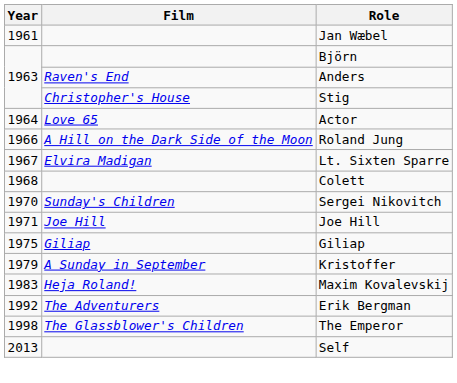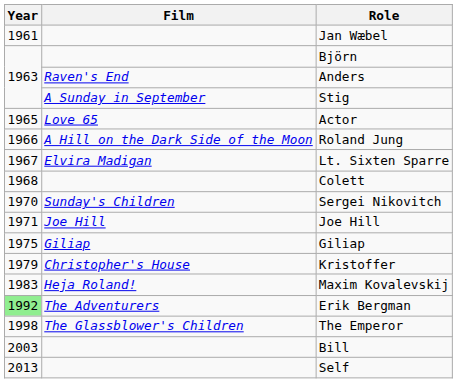(117, 98) Christopher's House -> (125, 98) A Sunday in September
(23, 119) 1964 -> (23, 119) 1965
(125, 264) A Sunday in September -> (117, 264) Christopher's House
(23, 306) no background -> (23, 306) lightgreen background
+ row: (334, 347)
